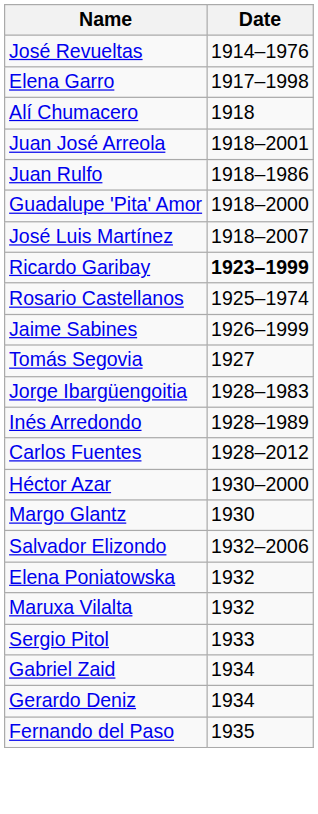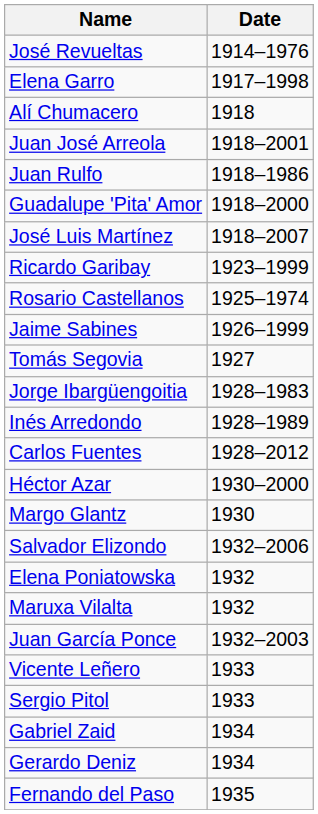(260, 267) bold -> (260, 267) normal
+ row: (93, 639)
+ row: (75, 670)
